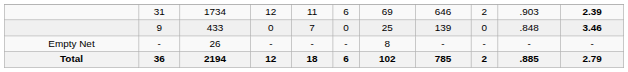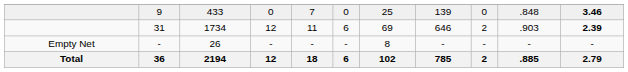rows swapped: (159, 12) <-> (159, 28)
